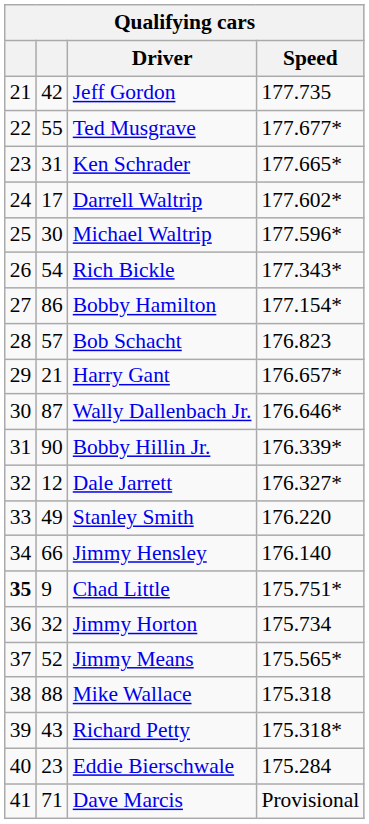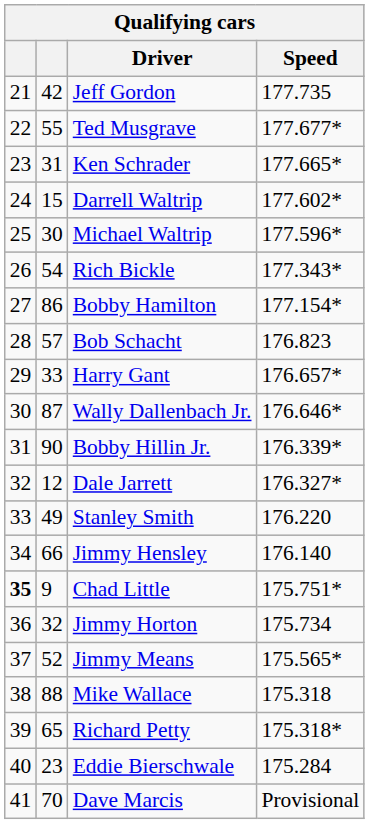(52, 199) 17 -> (52, 199) 15
(52, 376) 21 -> (52, 376) 33
(52, 730) 43 -> (52, 730) 65
(52, 801) 71 -> (52, 801) 70
